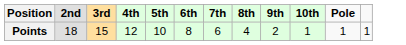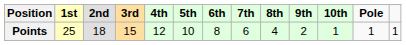+ column: (69, 13)
